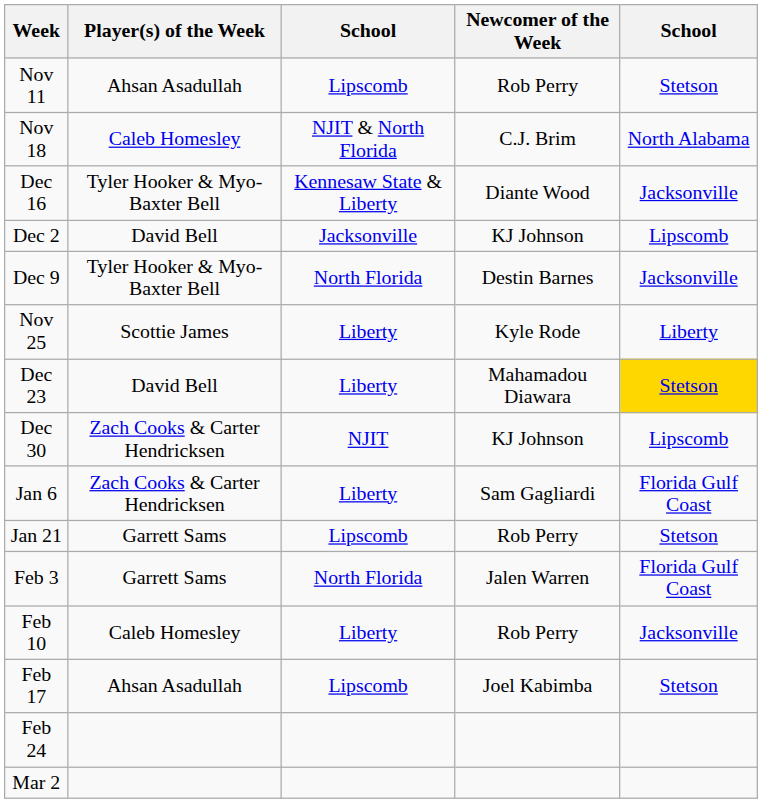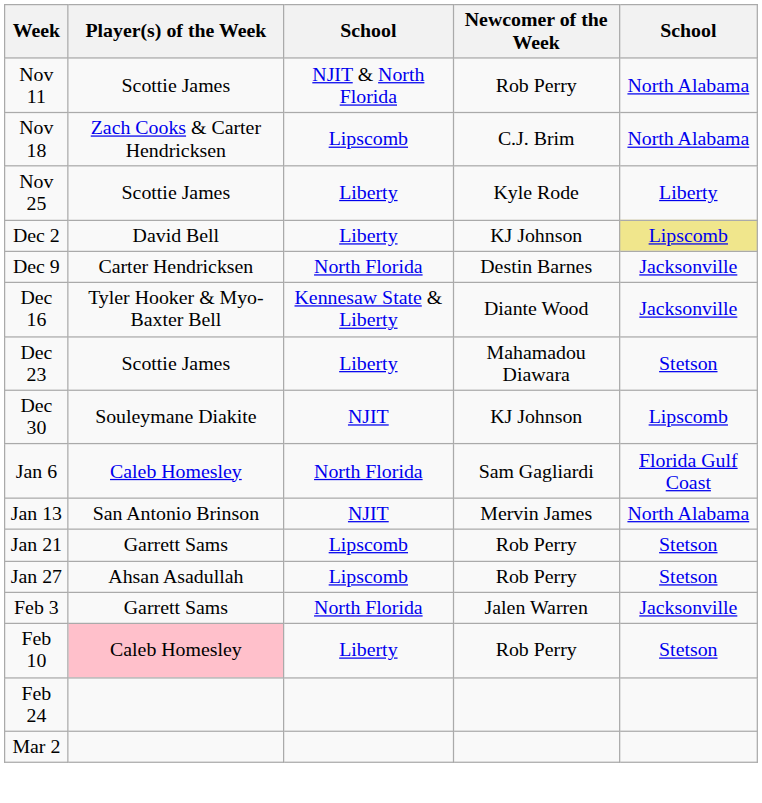(175, 85) Ahsan Asadullah -> (176, 85) Scottie James
(368, 85) Lipscomb -> (368, 85) NJIT & North Florida
(689, 85) Stetson -> (688, 85) North Alabama
(175, 138) Caleb Homesley -> (176, 138) Zach Cooks & Carter Hendricksen
(368, 138) NJIT & North Florida -> (368, 138) Lipscomb
rows swapped: (36, 331) <-> (36, 192)
(368, 235) Jacksonville -> (368, 235) Liberty
(689, 235) no background -> (688, 235) khaki background
(175, 277) Tyler Hooker & Myo-Baxter Bell -> (176, 266) Carter Hendricksen
(175, 385) David Bell -> (176, 363) Scottie James
(689, 385) gold background -> (688, 363) no background
(175, 439) Zach Cooks & Carter Hendricksen -> (176, 417) Souleymane Diakite
(175, 493) Zach Cooks & Carter Hendricksen -> (176, 470) Caleb Homesley
(368, 493) Liberty -> (368, 470) North Florida
+ row: (36, 513)
+ row: (36, 576)
(689, 578) Florida Gulf Coast -> (688, 607) Jacksonville
(175, 632) no background -> (176, 650) pink background
(689, 632) Jacksonville -> (688, 650) Stetson
- row: (36, 685)
